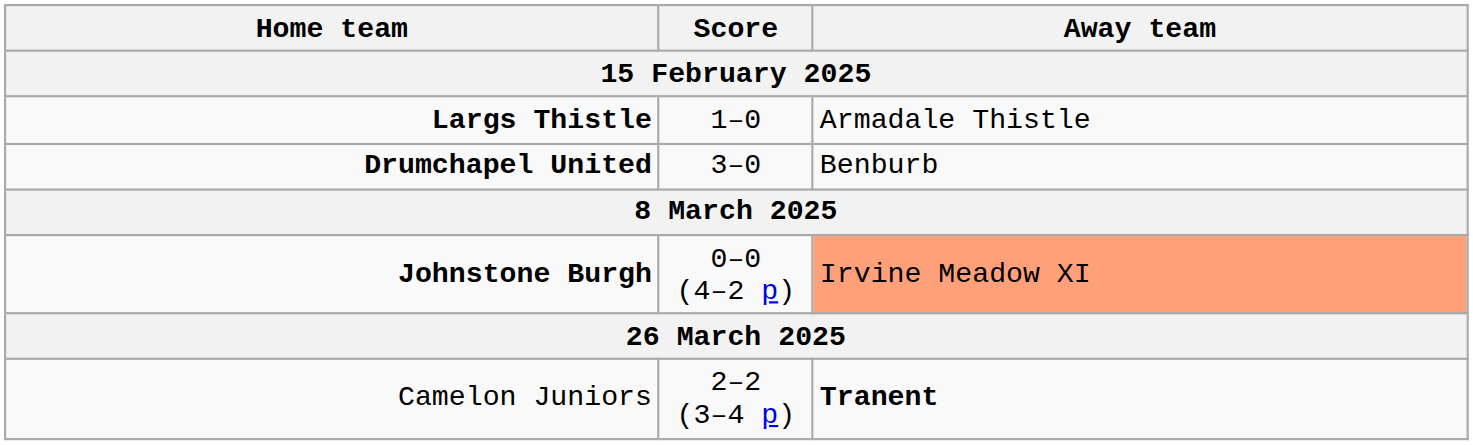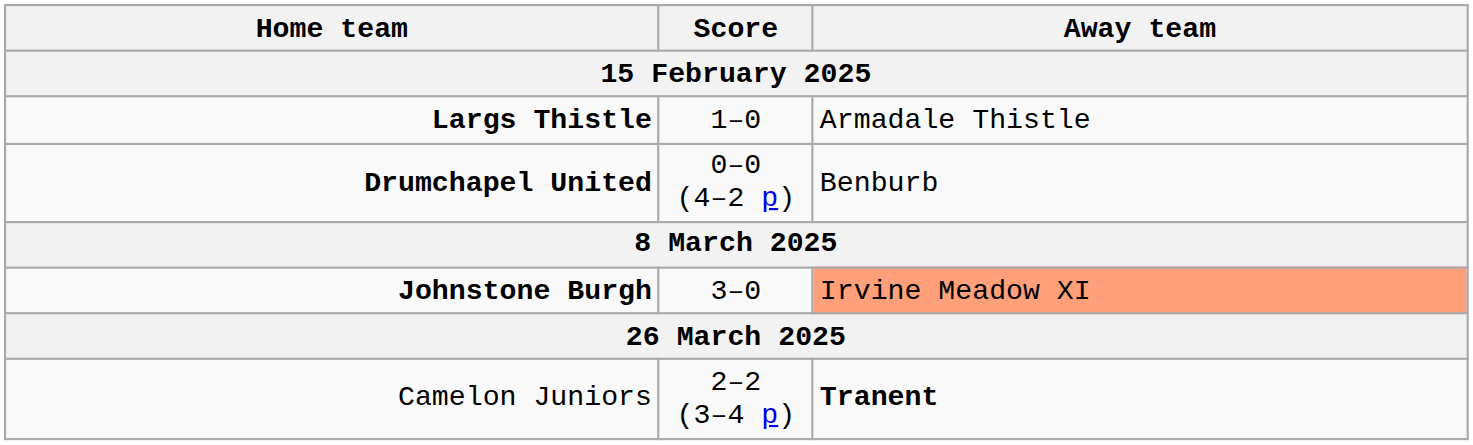(736, 166) 3–0 -> (736, 182) 0–0 (4–2 p)
(736, 274) 0–0 (4–2 p) -> (736, 291) 3–0
